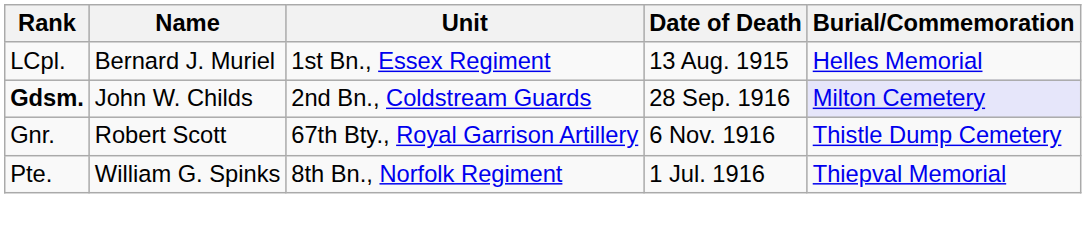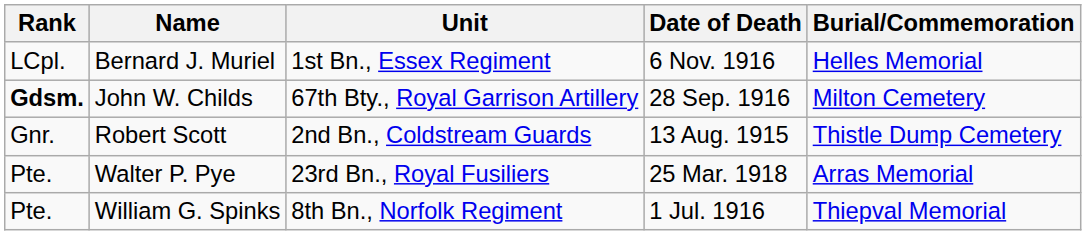(719, 60) 13 Aug. 1915 -> (712, 60) 6 Nov. 1916
(441, 98) 2nd Bn., Coldstream Guards -> (465, 98) 67th Bty., Royal Garrison Artillery
(899, 98) lavender background -> (899, 98) no background
(465, 135) 67th Bty., Royal Garrison Artillery -> (441, 135) 2nd Bn., Coldstream Guards
(712, 135) 6 Nov. 1916 -> (719, 135) 13 Aug. 1915
+ row: (165, 173)
